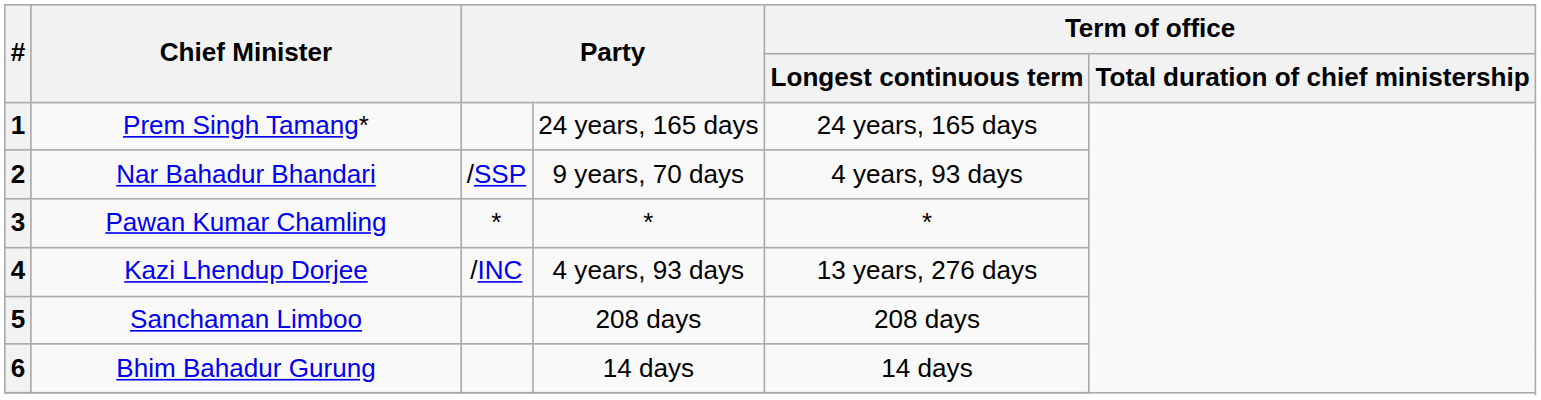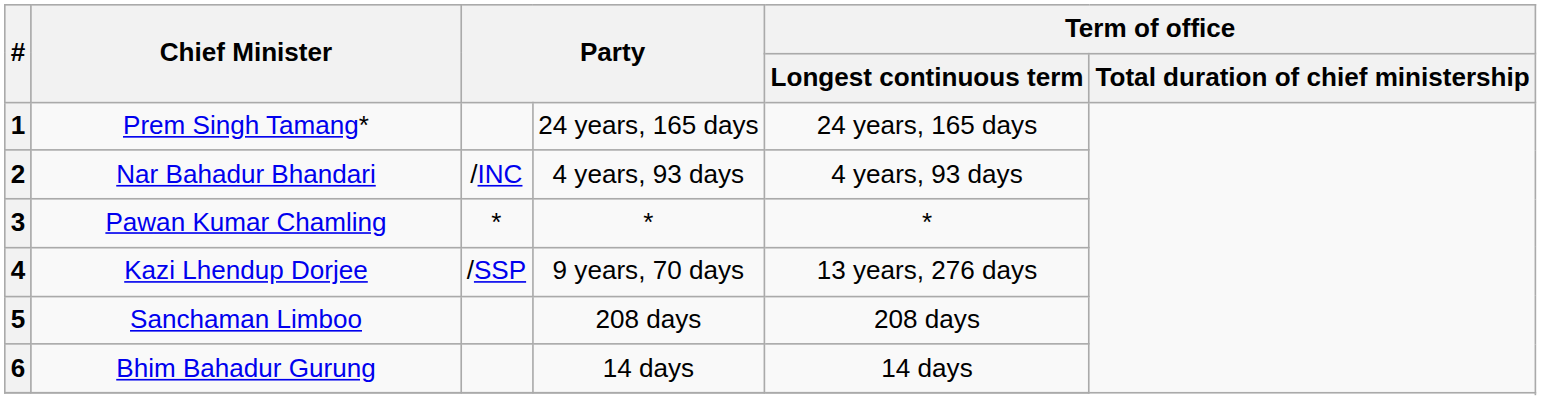(496, 174) /SSP -> (496, 174) /INC
(648, 174) 9 years, 70 days -> (648, 174) 4 years, 93 days
(496, 271) /INC -> (496, 271) /SSP
(648, 271) 4 years, 93 days -> (648, 271) 9 years, 70 days
